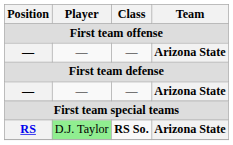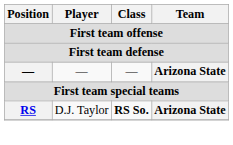- row: (28, 52)
(82, 129) lightgreen background -> (82, 110) no background
